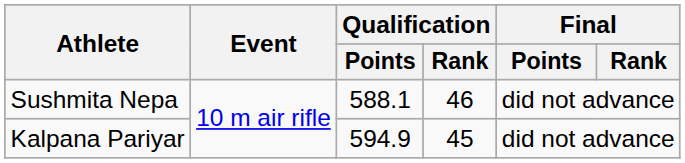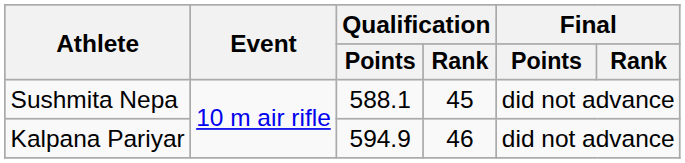(460, 100) 46 -> (460, 100) 45
(460, 138) 45 -> (460, 138) 46
